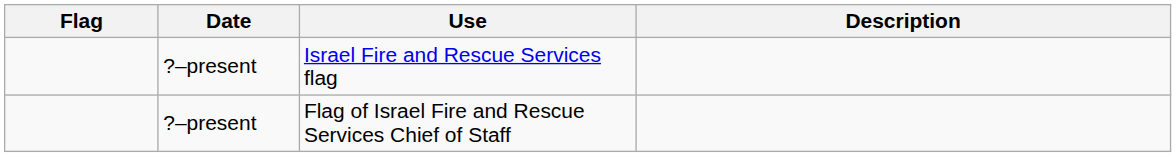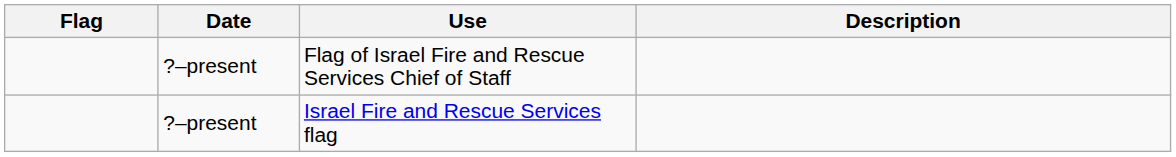rows swapped: (452, 66) <-> (444, 122)
